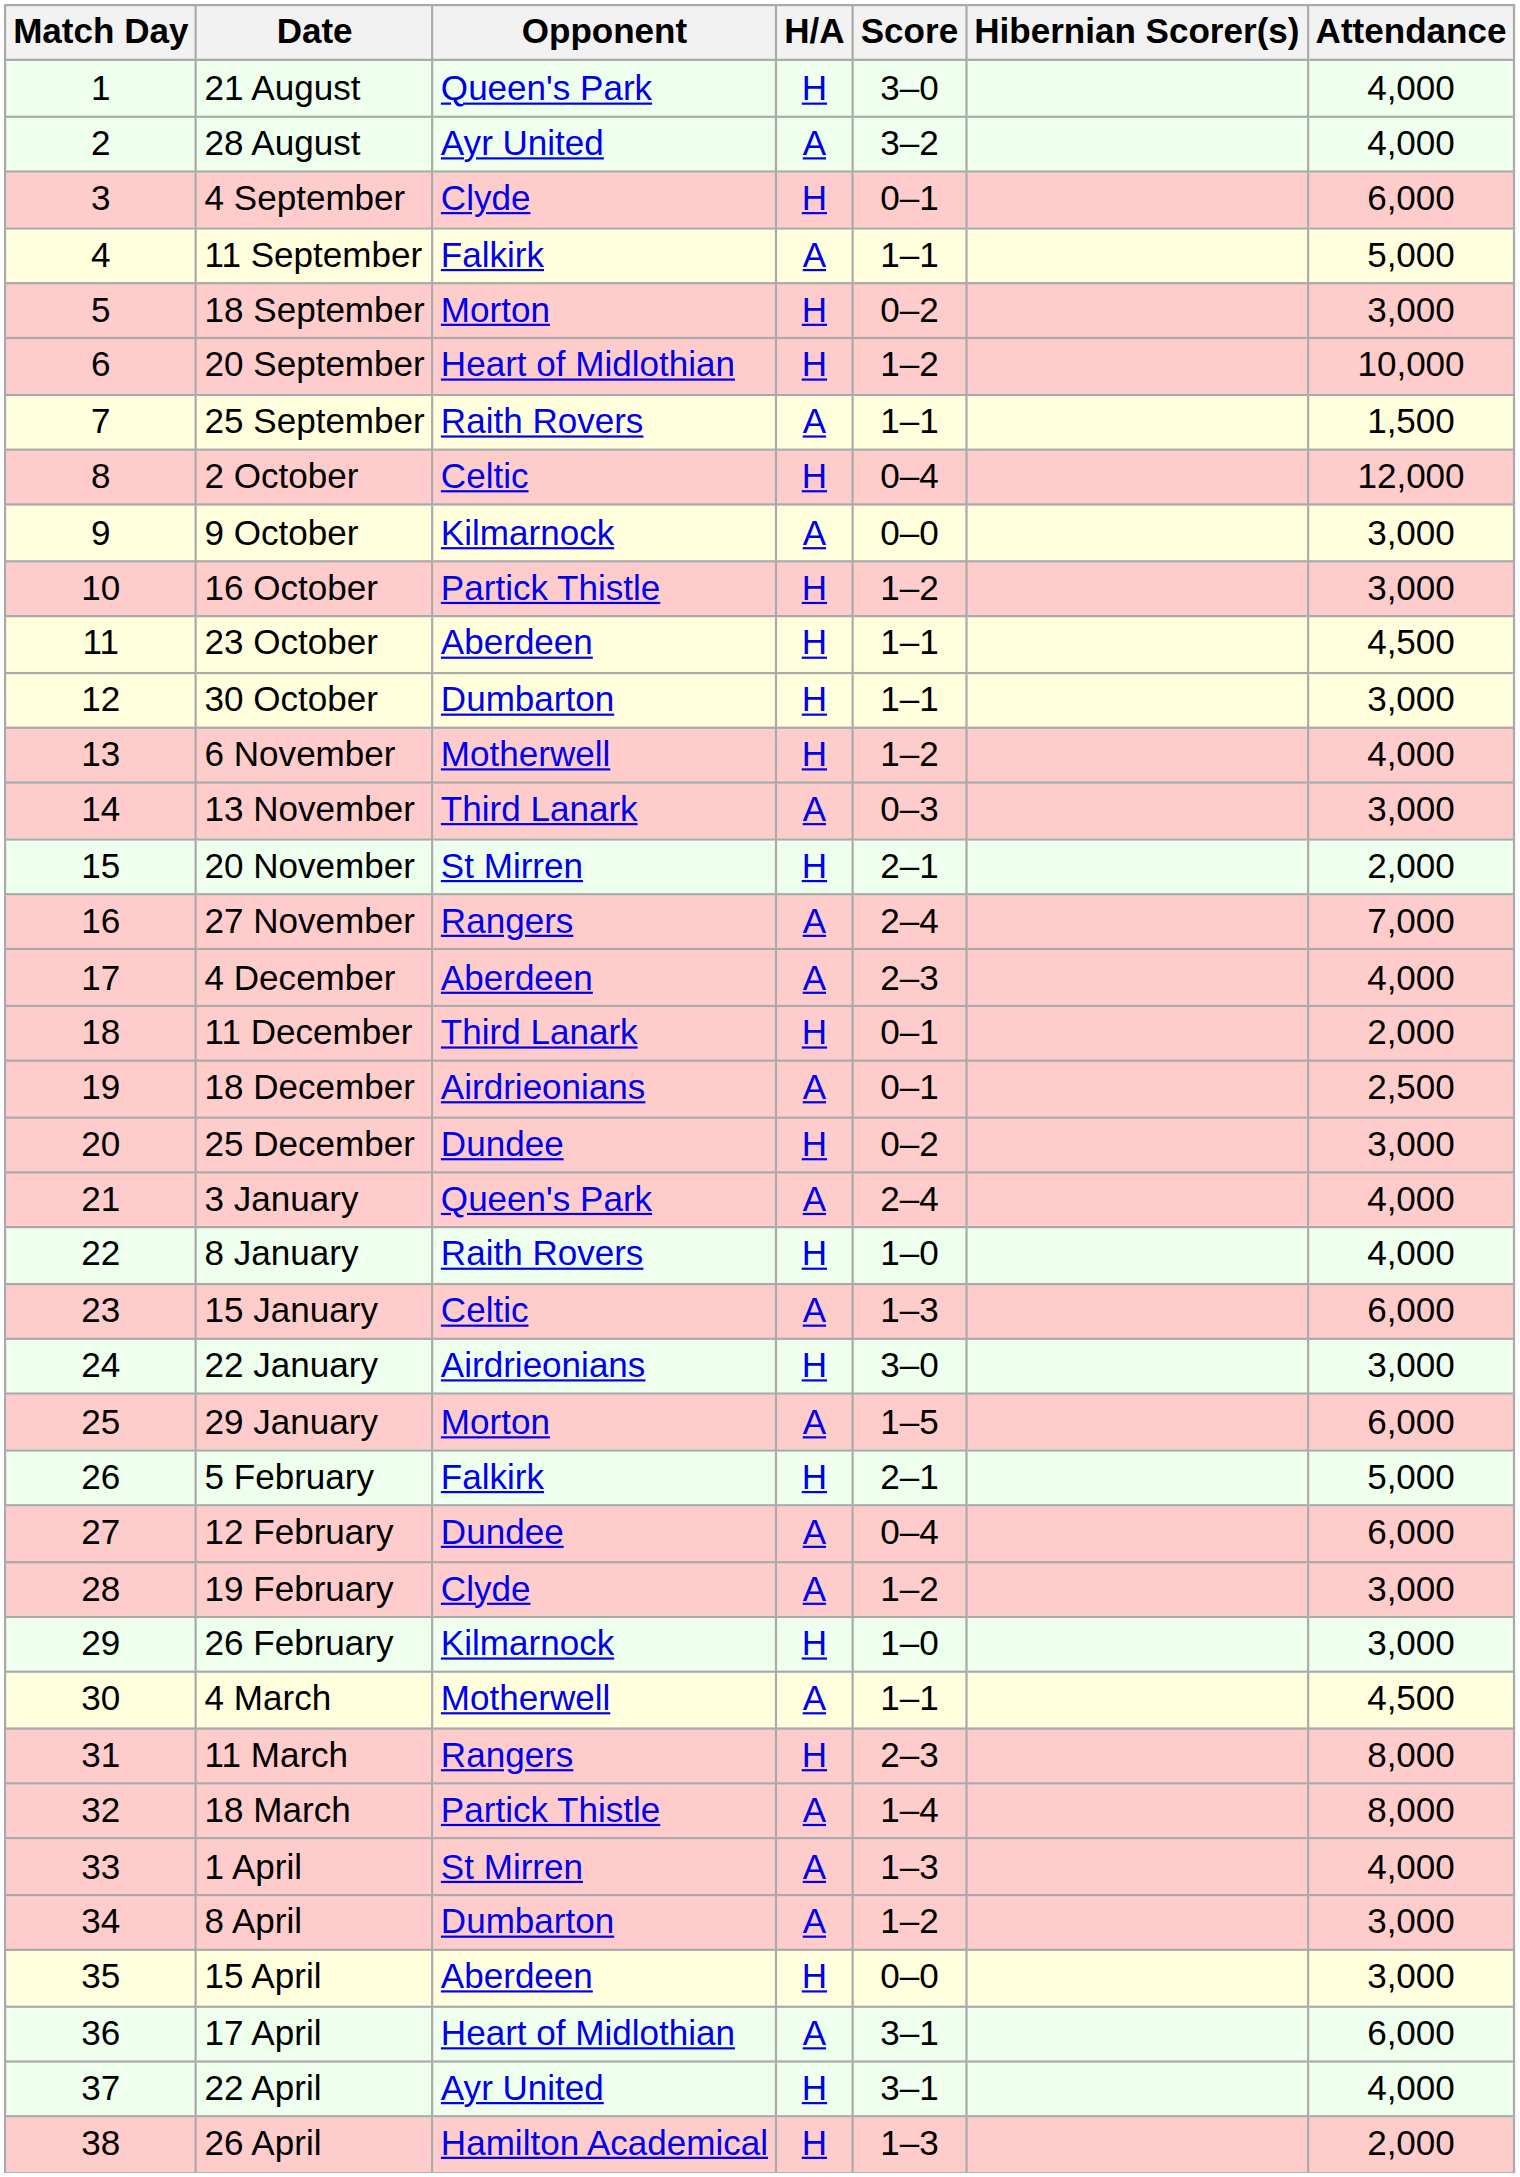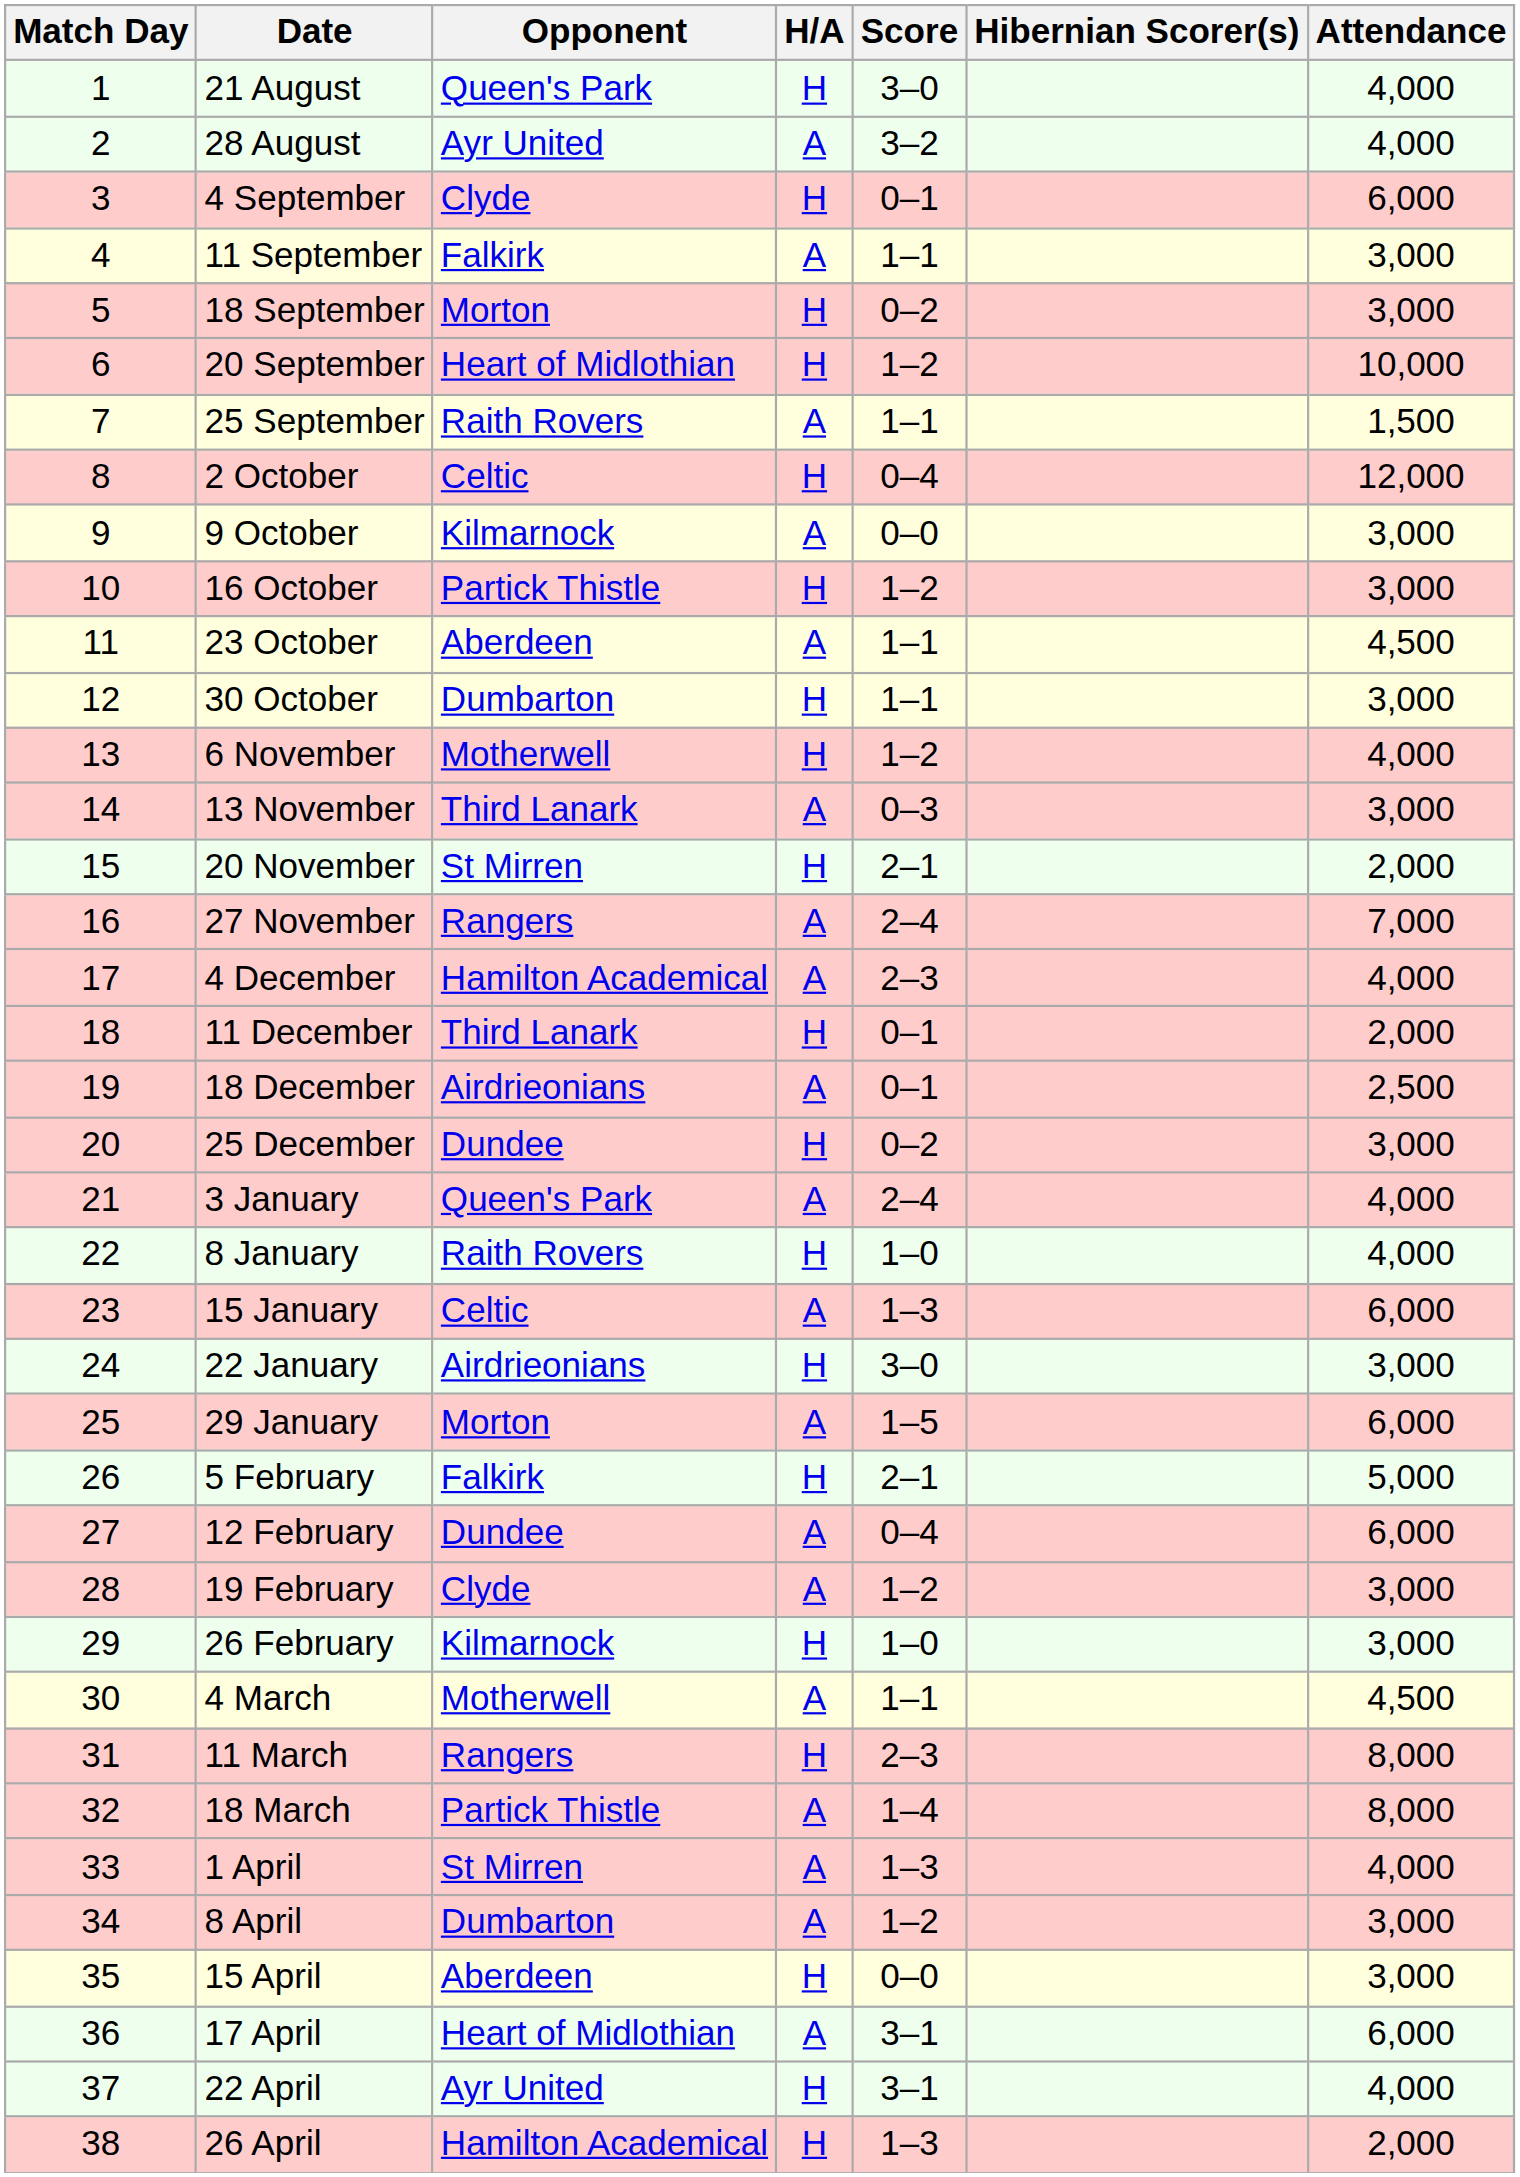(1411, 254) 5,000 -> (1411, 254) 3,000
(814, 643) H -> (814, 643) A
(517, 976) Aberdeen -> (604, 976) Hamilton Academical
